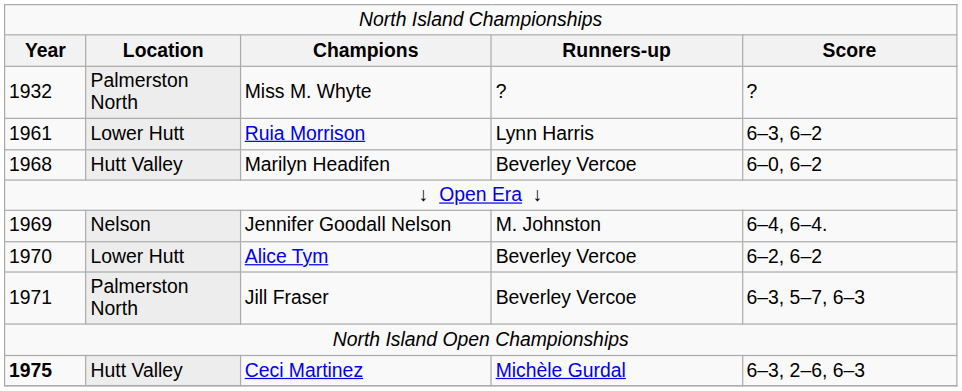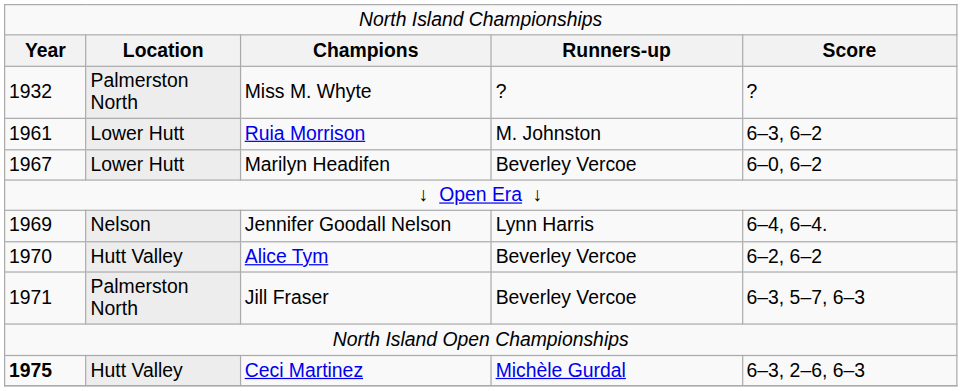(545, 133) Lynn Harris -> (548, 133) M. Johnston
(31, 164) 1968 -> (31, 164) 1967
(137, 164) Hutt Valley -> (137, 164) Lower Hutt
(548, 225) M. Johnston -> (545, 225) Lynn Harris
(137, 256) Lower Hutt -> (137, 256) Hutt Valley
